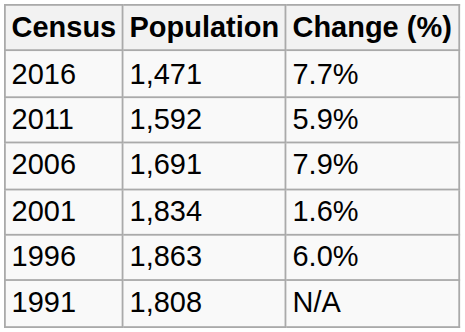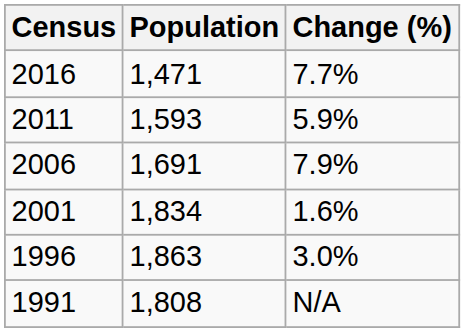(166, 119) 1,592 -> (166, 119) 1,593
(326, 257) 6.0% -> (326, 257) 3.0%
